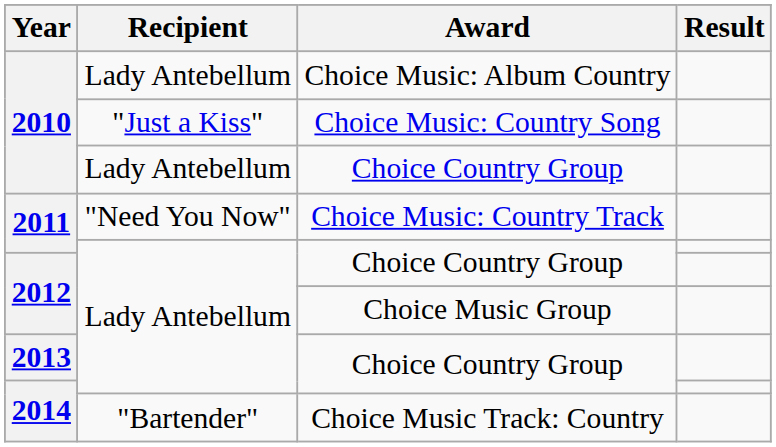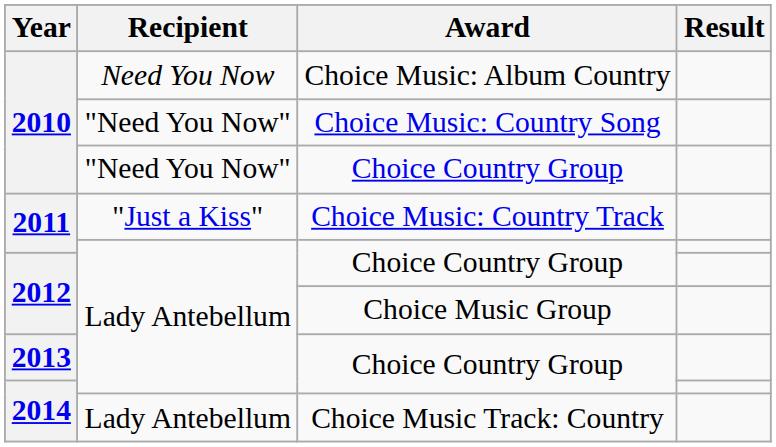(188, 74) Lady Antebellum -> (188, 74) Need You Now
(188, 121) "Just a Kiss" -> (188, 121) "Need You Now"
(188, 168) Lady Antebellum -> (188, 168) "Need You Now"
(188, 215) "Need You Now" -> (188, 215) "Just a Kiss"
(188, 417) "Bartender" -> (188, 417) Lady Antebellum
